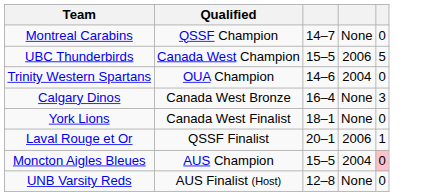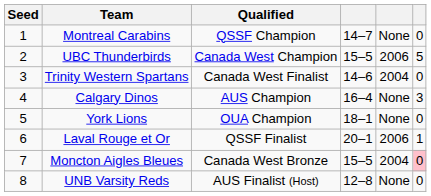+ column: (23, 14)
(228, 77) OUA Champion -> (266, 77) Canada West Finalist
(228, 98) Canada West Bronze -> (266, 98) AUS Champion
(228, 118) Canada West Finalist -> (266, 118) OUA Champion
(228, 160) AUS Champion -> (266, 160) Canada West Bronze
